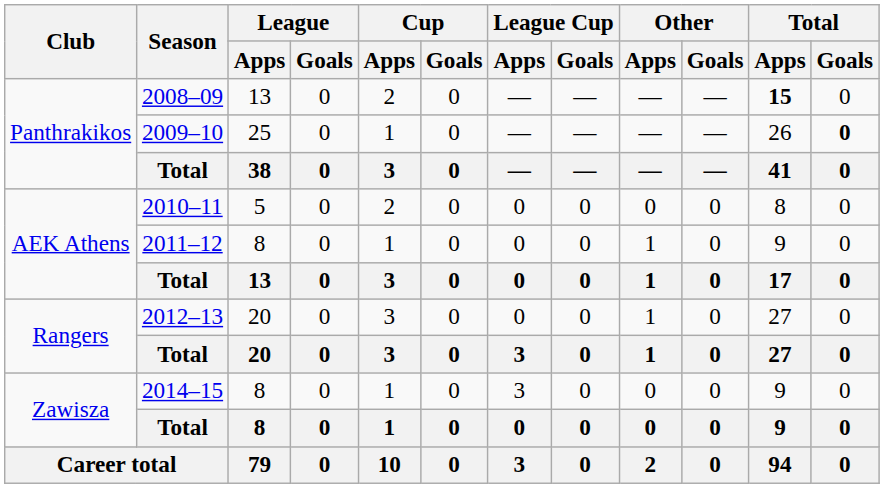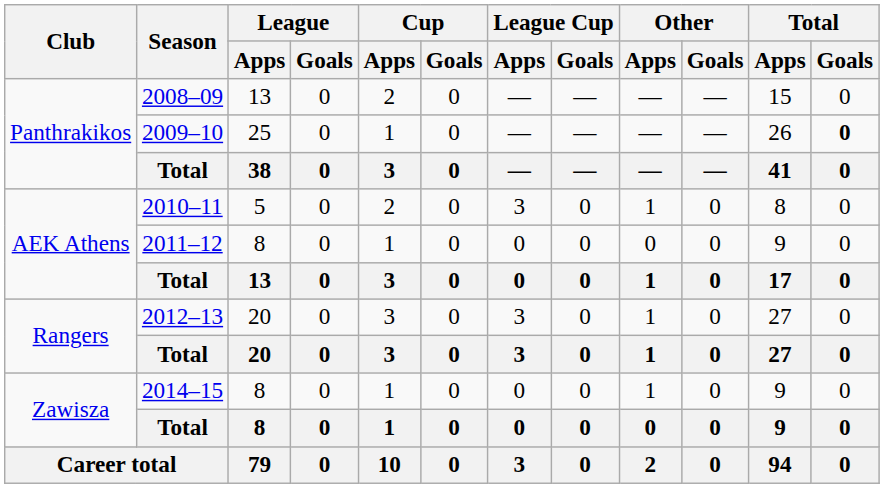(780, 96) bold -> (780, 96) normal
(519, 206) 0 -> (519, 206) 3
(650, 206) 0 -> (650, 206) 1
(650, 243) 1 -> (650, 243) 0
(519, 317) 0 -> (519, 317) 3
(519, 390) 3 -> (519, 390) 0
(650, 390) 0 -> (650, 390) 1
